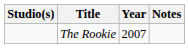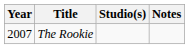columns swapped: (134, 14) <-> (31, 14)
